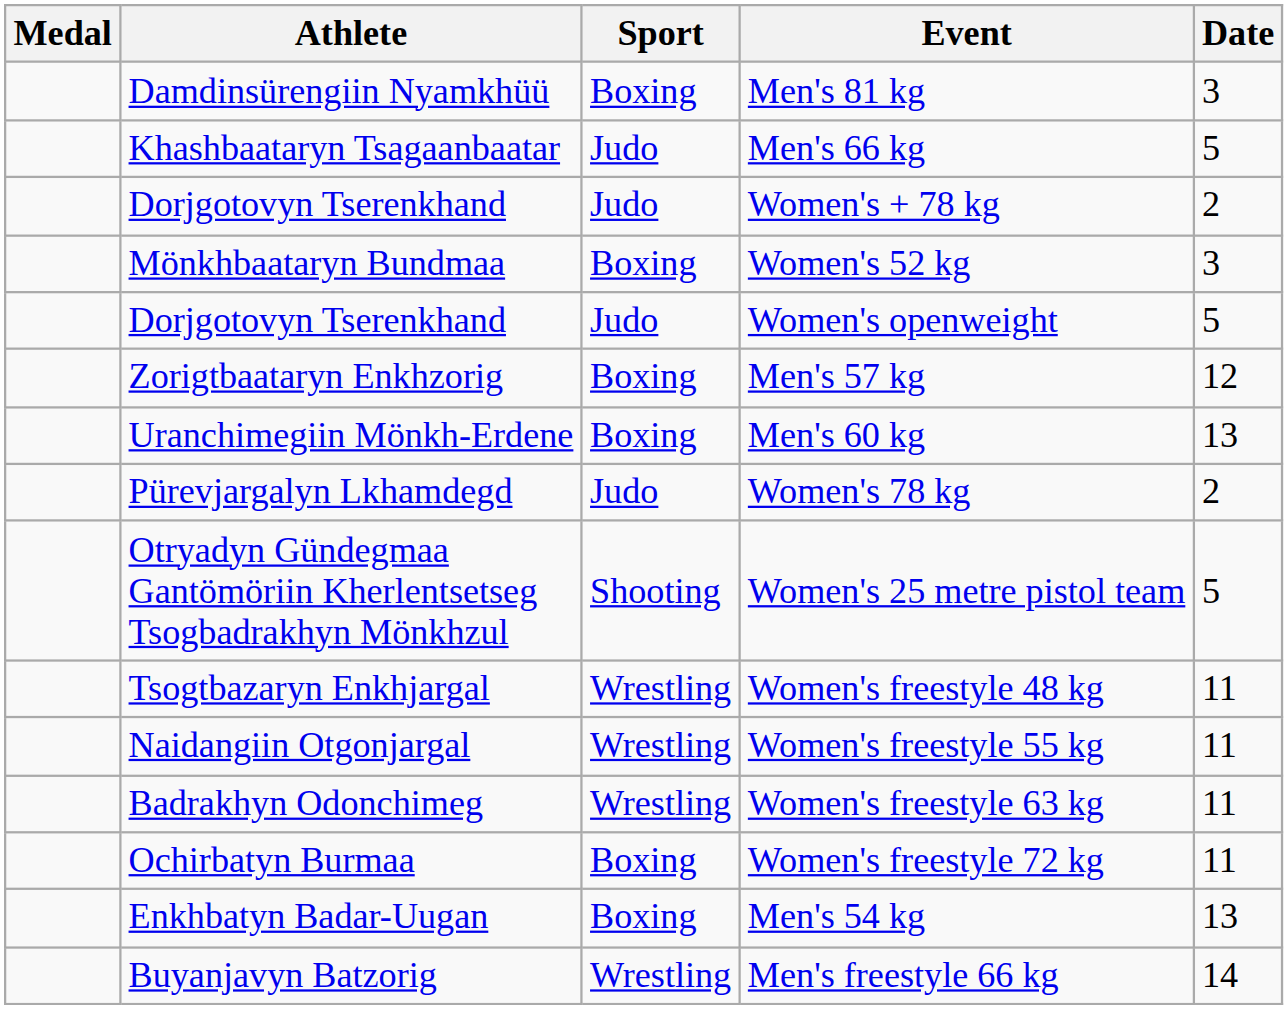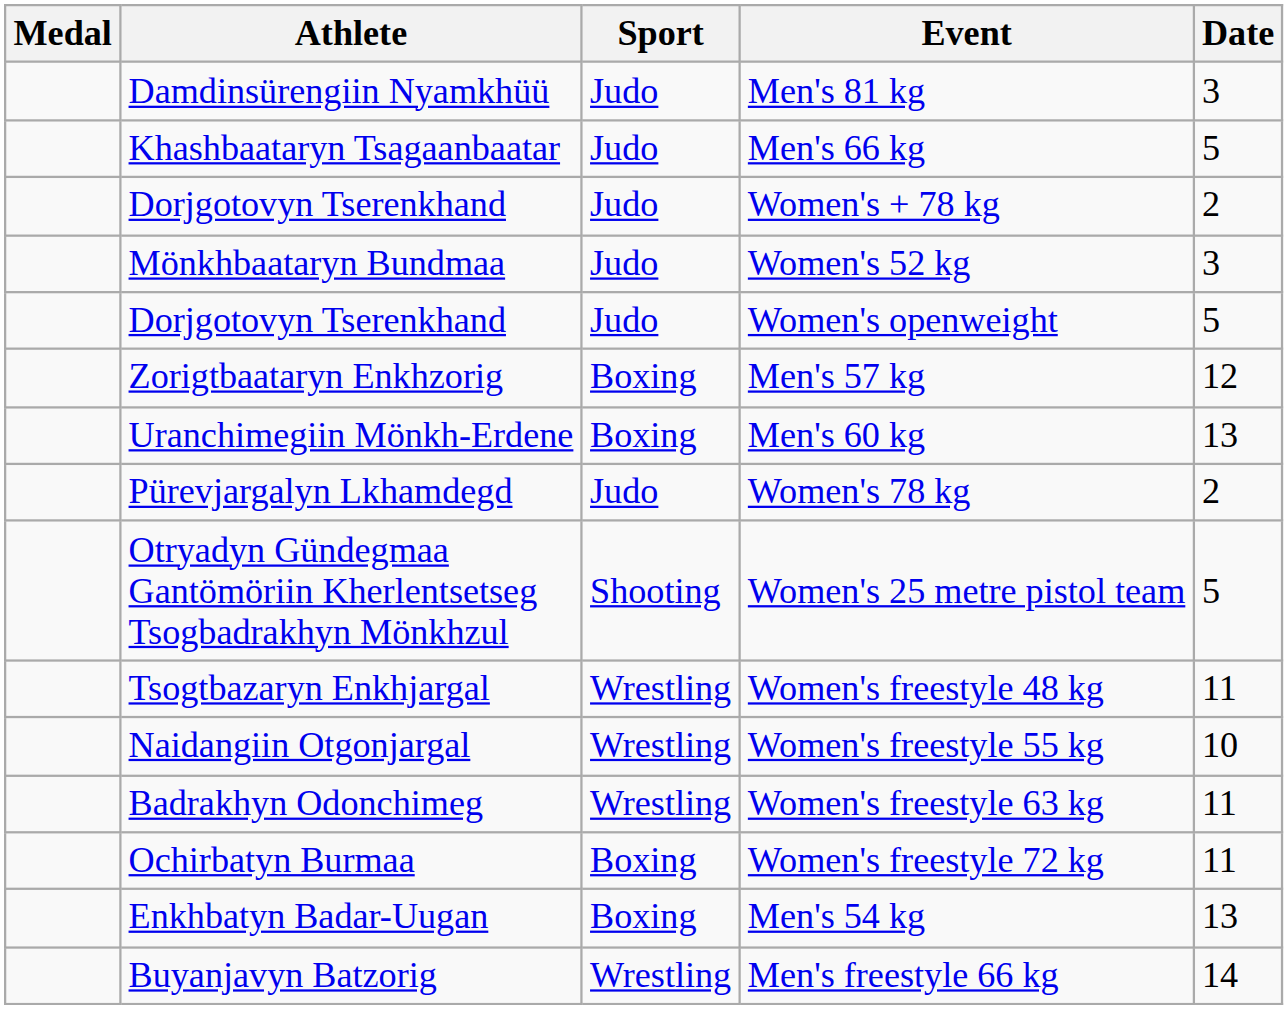(643, 90) Boxing -> (624, 90) Judo
(643, 262) Boxing -> (624, 262) Judo
(1219, 745) 11 -> (1220, 745) 10
